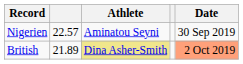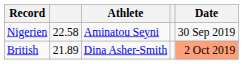(66, 31) 22.57 -> (66, 31) 22.58
(126, 50) khaki background -> (126, 50) no background
